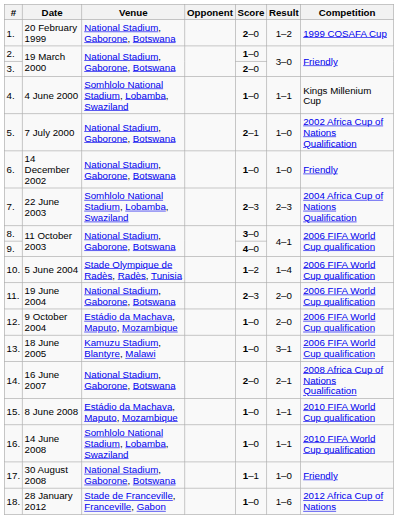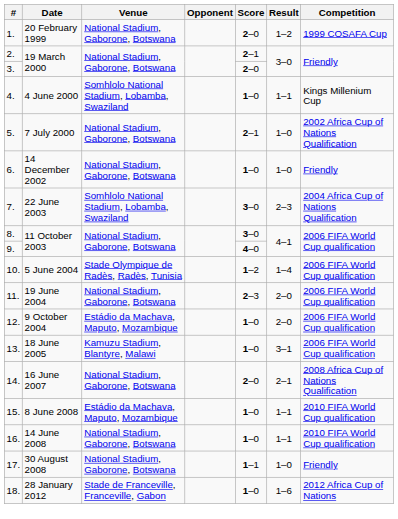(251, 54) 1–0 -> (251, 54) 2–1
(251, 207) 2–3 -> (251, 207) 3–0
(126, 444) Somhlolo National Stadium, Lobamba, Swaziland -> (130, 438) National Stadium, Gaborone, Botswana
